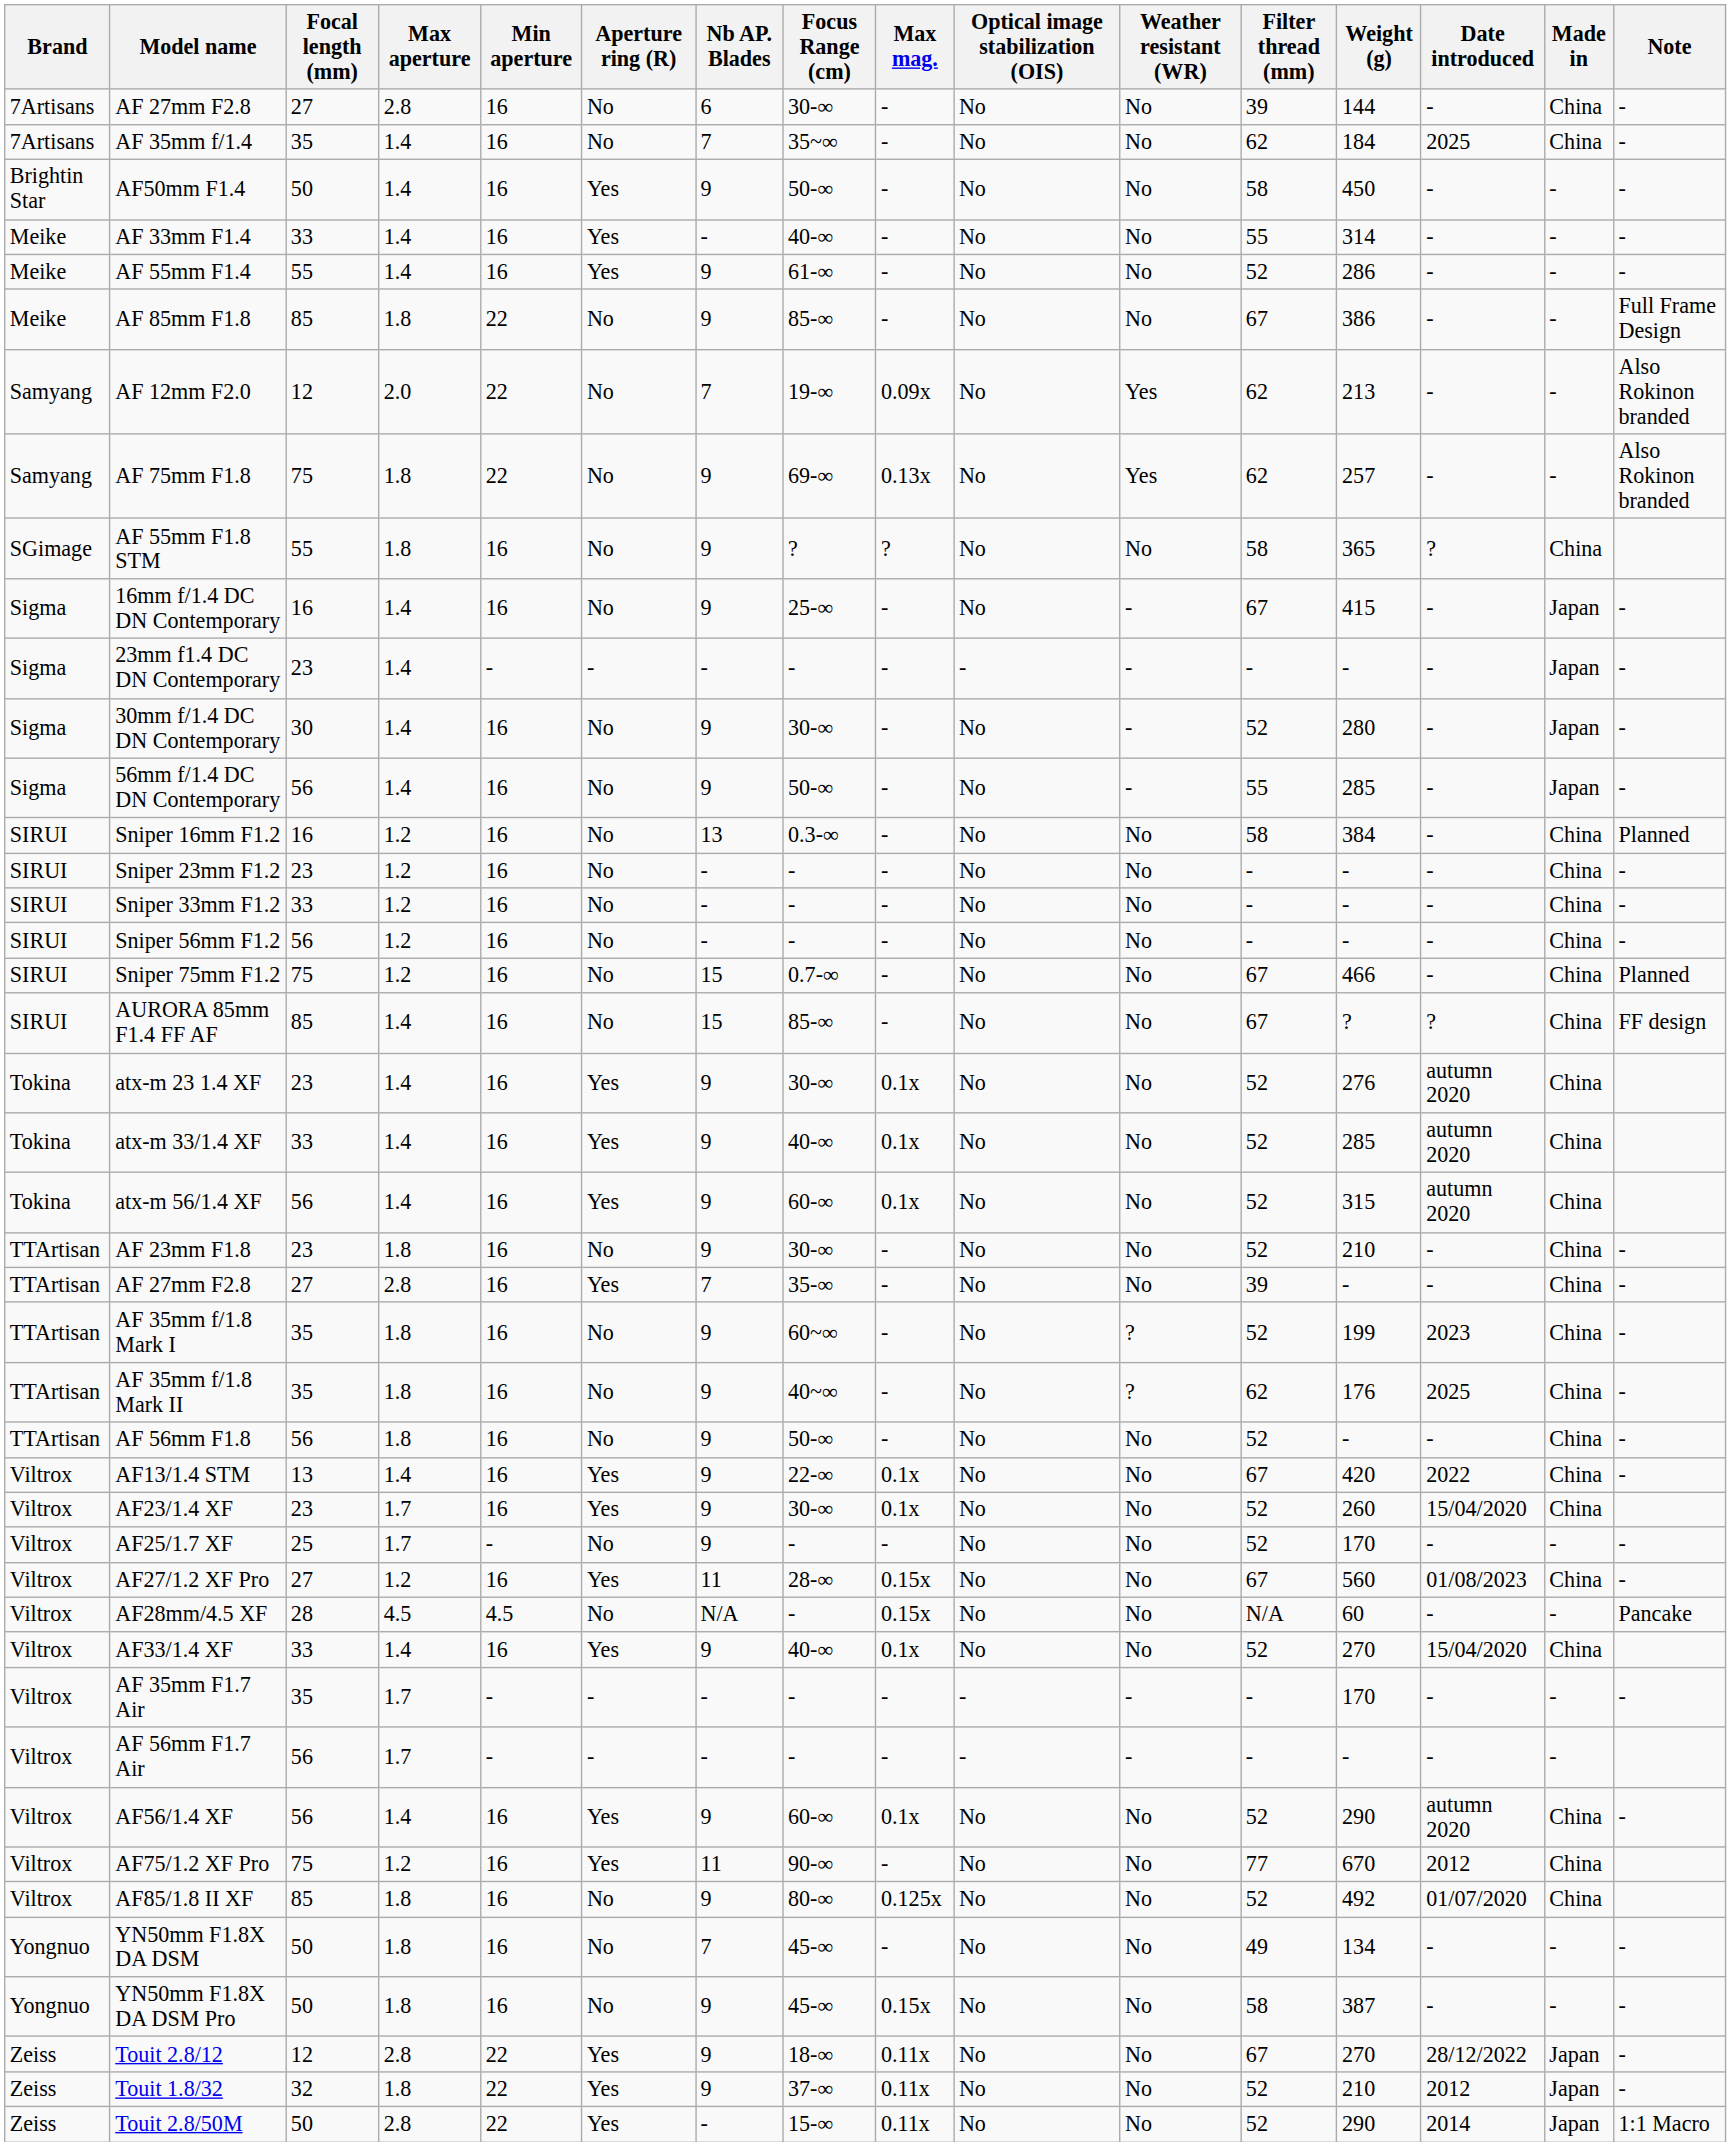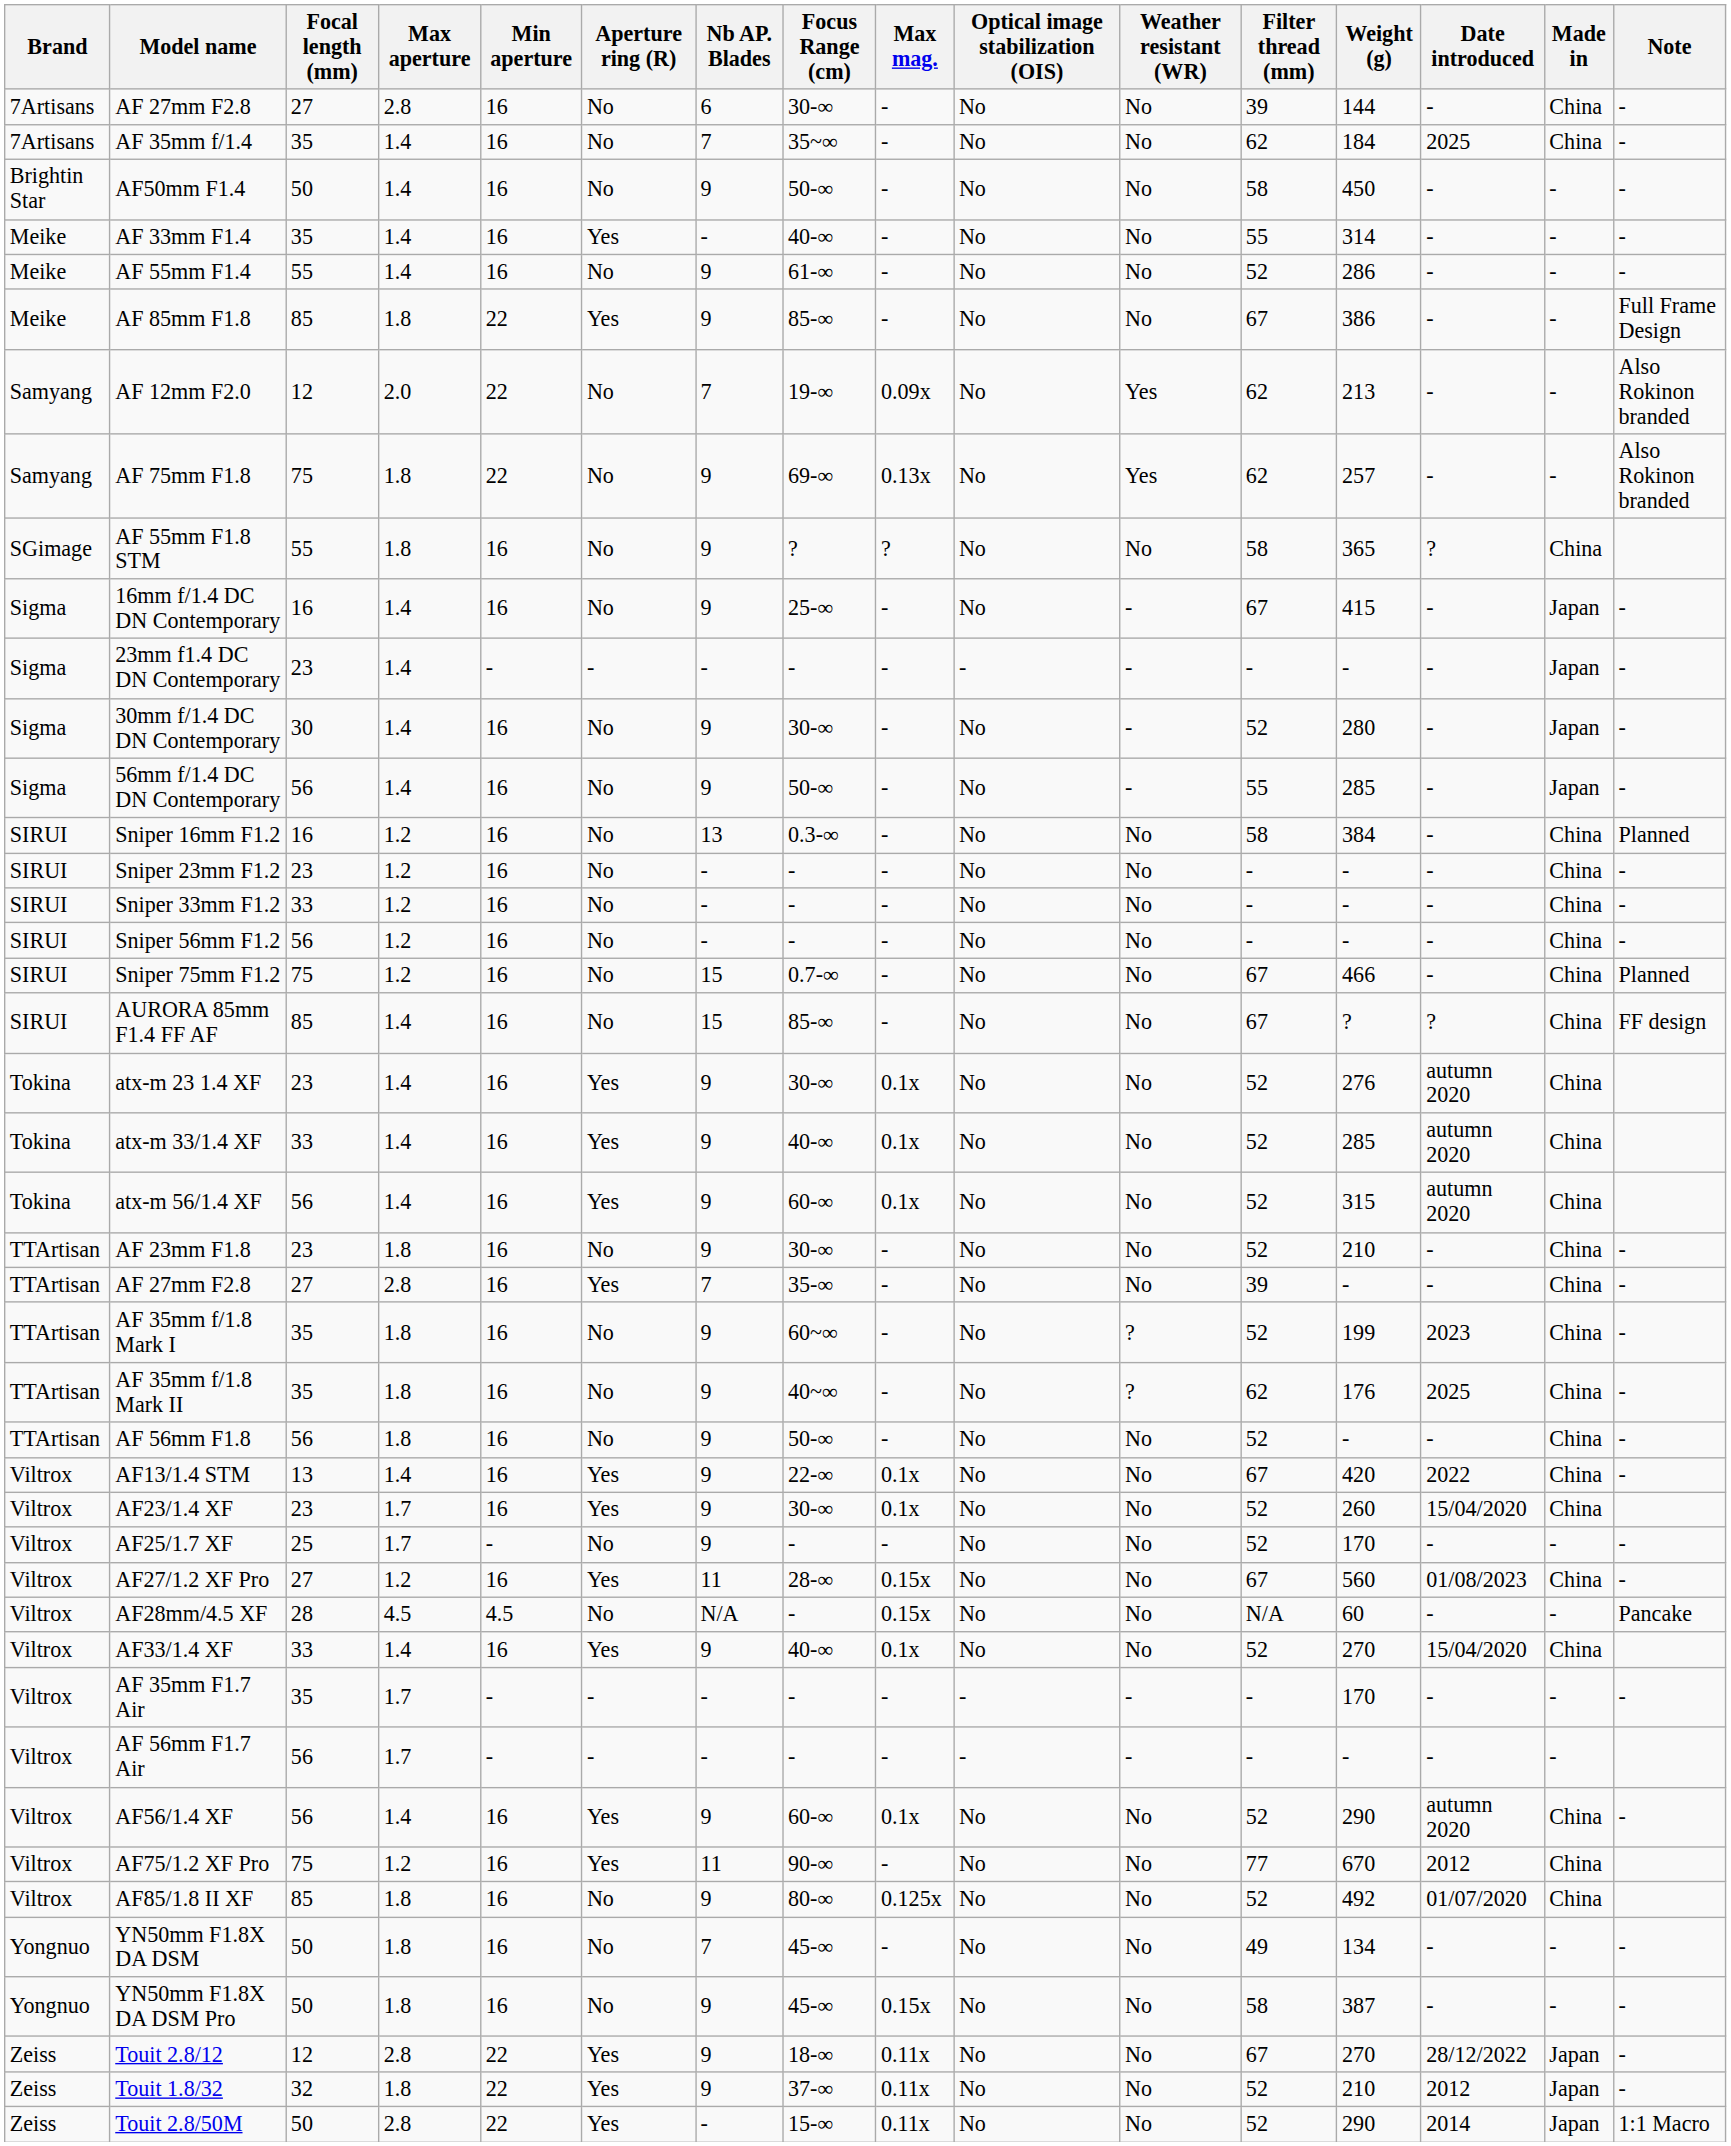(603, 189) Yes -> (600, 189) No
(302, 236) 33 -> (302, 236) 35
(603, 271) Yes -> (600, 271) No
(600, 319) No -> (603, 319) Yes
